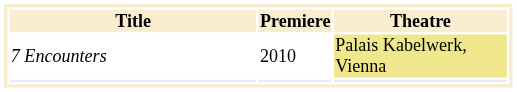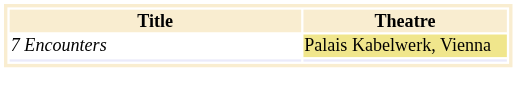- column: (295, 20)
